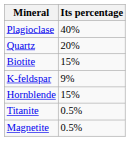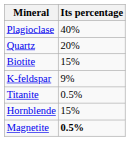rows swapped: (31, 95) <-> (23, 111)
(71, 128) normal -> (72, 128) bold
